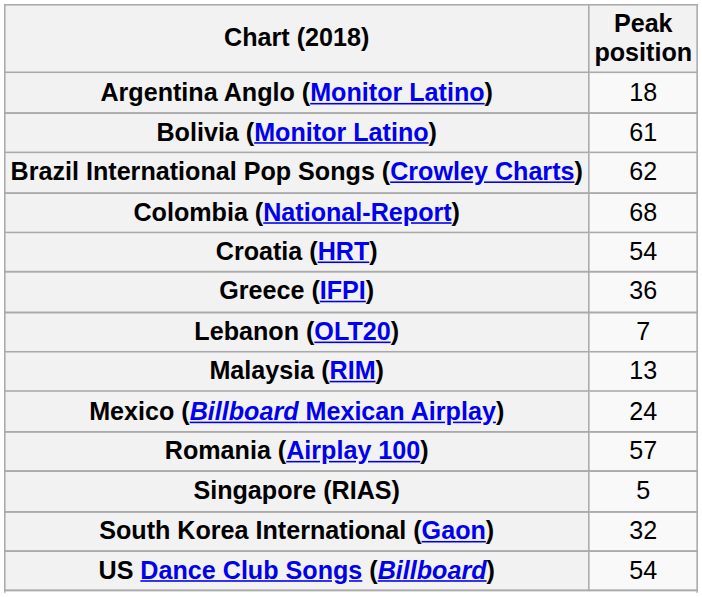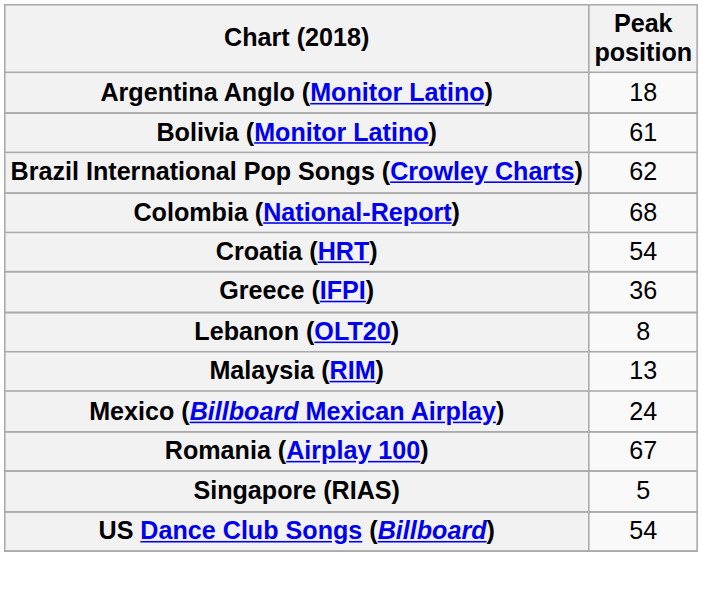(643, 331) 7 -> (643, 331) 8
(643, 451) 57 -> (643, 451) 67
- row: (297, 530)
